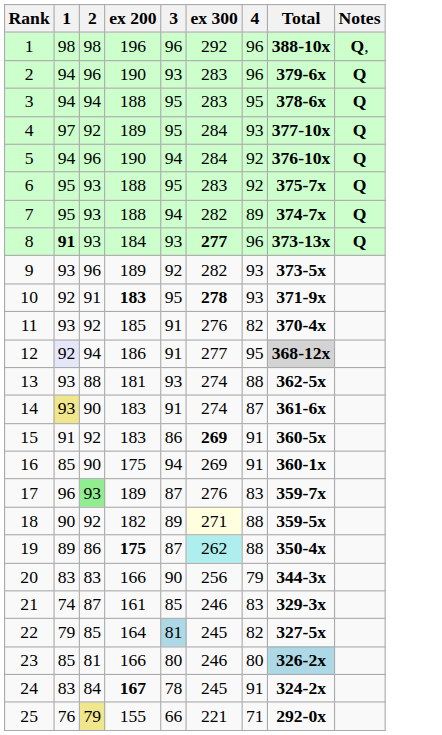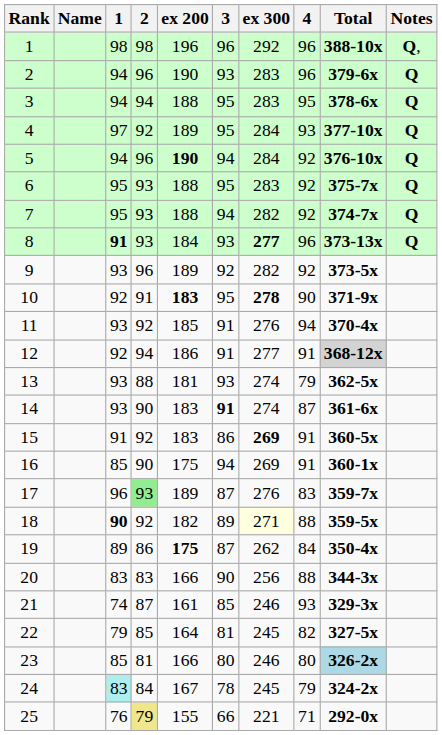+ column: (80, 18)
(133, 158) normal -> (185, 158) bold
(255, 213) 89 -> (307, 213) 92
(255, 269) 93 -> (307, 269) 92
(255, 297) 93 -> (307, 297) 90
(255, 325) 82 -> (307, 325) 94
(67, 353) lavender background -> (119, 353) no background
(255, 353) 95 -> (307, 353) 91
(255, 381) 88 -> (307, 381) 79
(67, 409) khaki background -> (119, 409) no background
(174, 409) normal -> (226, 409) bold
(67, 520) normal -> (119, 520) bold
(214, 548) paleturquoise background -> (266, 548) no background
(255, 548) 88 -> (307, 548) 84
(255, 576) 79 -> (307, 576) 88
(255, 604) 83 -> (307, 604) 93
(174, 632) lightblue background -> (226, 632) no background
(67, 688) no background -> (119, 688) paleturquoise background
(133, 688) bold -> (185, 688) normal
(255, 688) 91 -> (307, 688) 79
